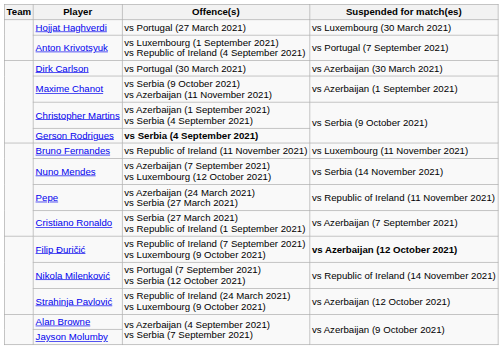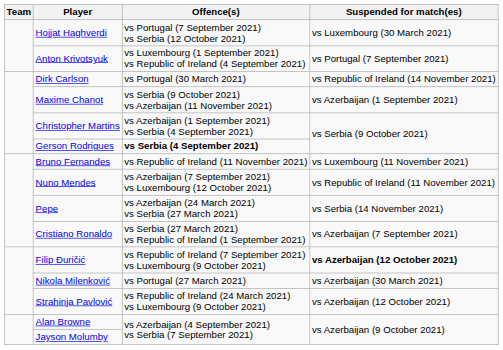(185, 28) vs Portugal (27 March 2021) -> (193, 33) vs Portugal (7 September 2021) vs Serbia (12 October 2021)
(377, 69) vs Azerbaijan (30 March 2021) -> (404, 80) vs Republic of Ireland (14 November 2021)
(378, 172) vs Serbia (14 November 2021) -> (403, 183) vs Republic of Ireland (11 November 2021)
(403, 198) vs Republic of Ireland (11 November 2021) -> (378, 208) vs Serbia (14 November 2021)
(193, 276) vs Portugal (7 September 2021) vs Serbia (12 October 2021) -> (185, 281) vs Portugal (27 March 2021)
(404, 276) vs Republic of Ireland (14 November 2021) -> (377, 281) vs Azerbaijan (30 March 2021)
